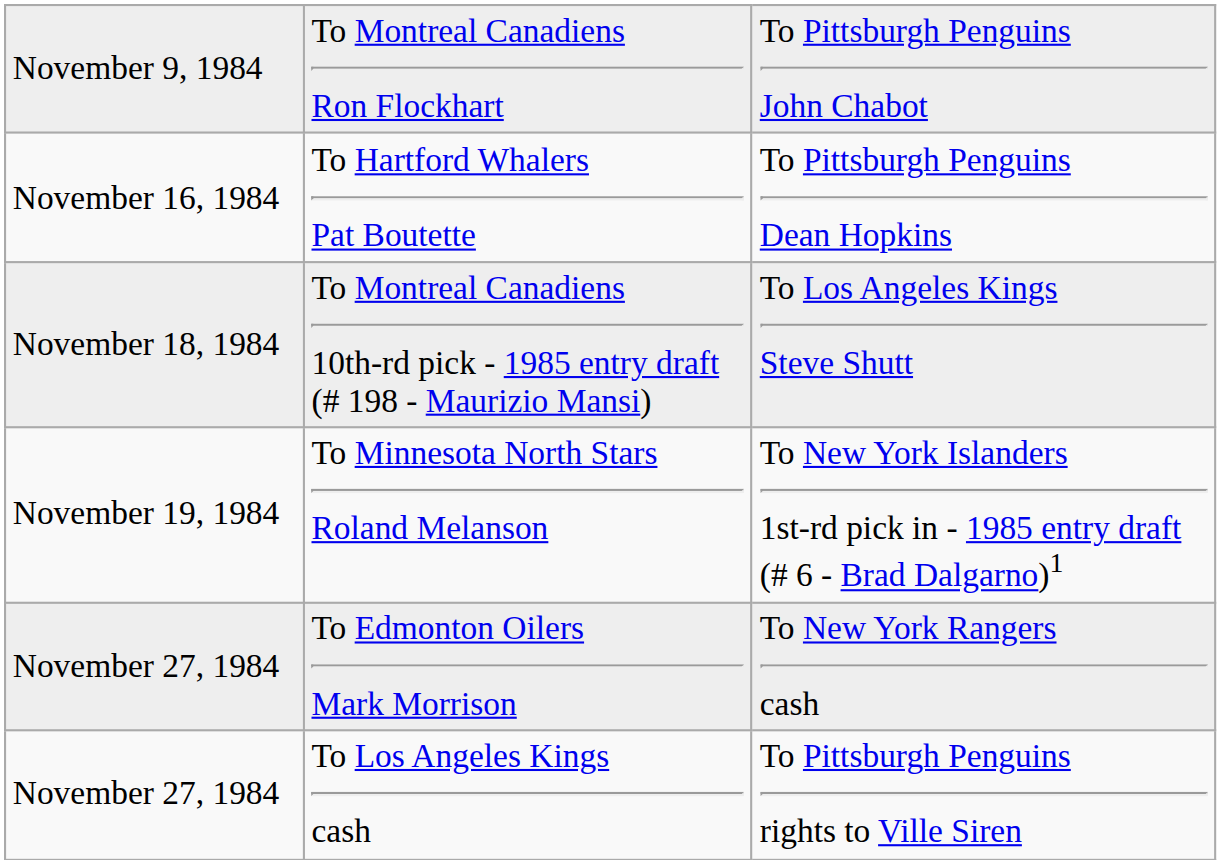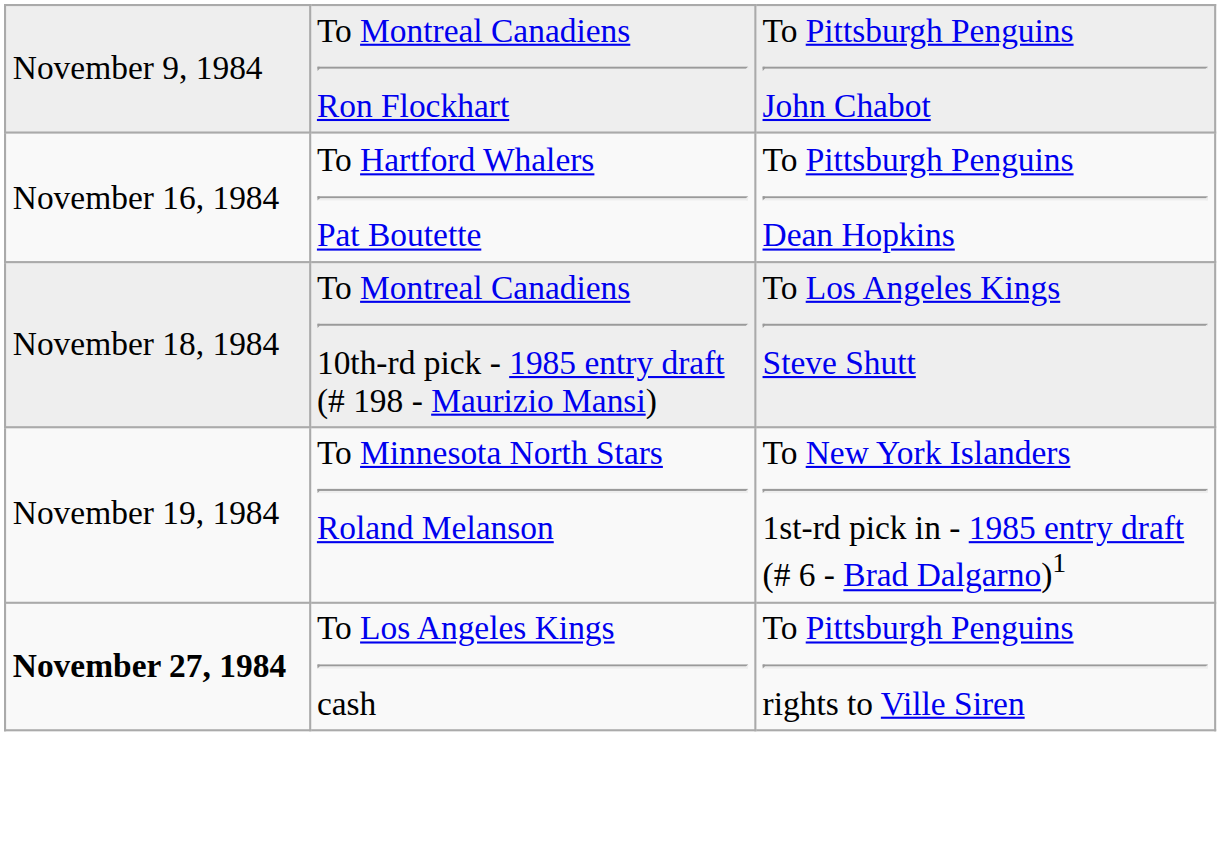- row: (528, 666)
(146, 794) normal -> (149, 666) bold
